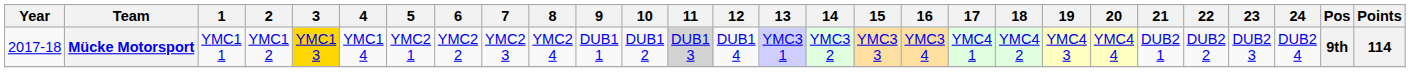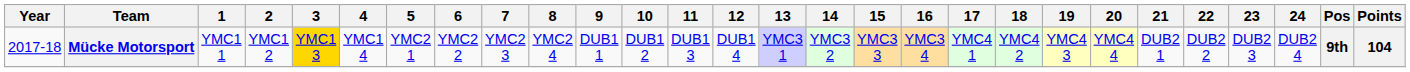(691, 47) lightgrey background -> (691, 47) no background
(1380, 47) 114 -> (1380, 47) 104
